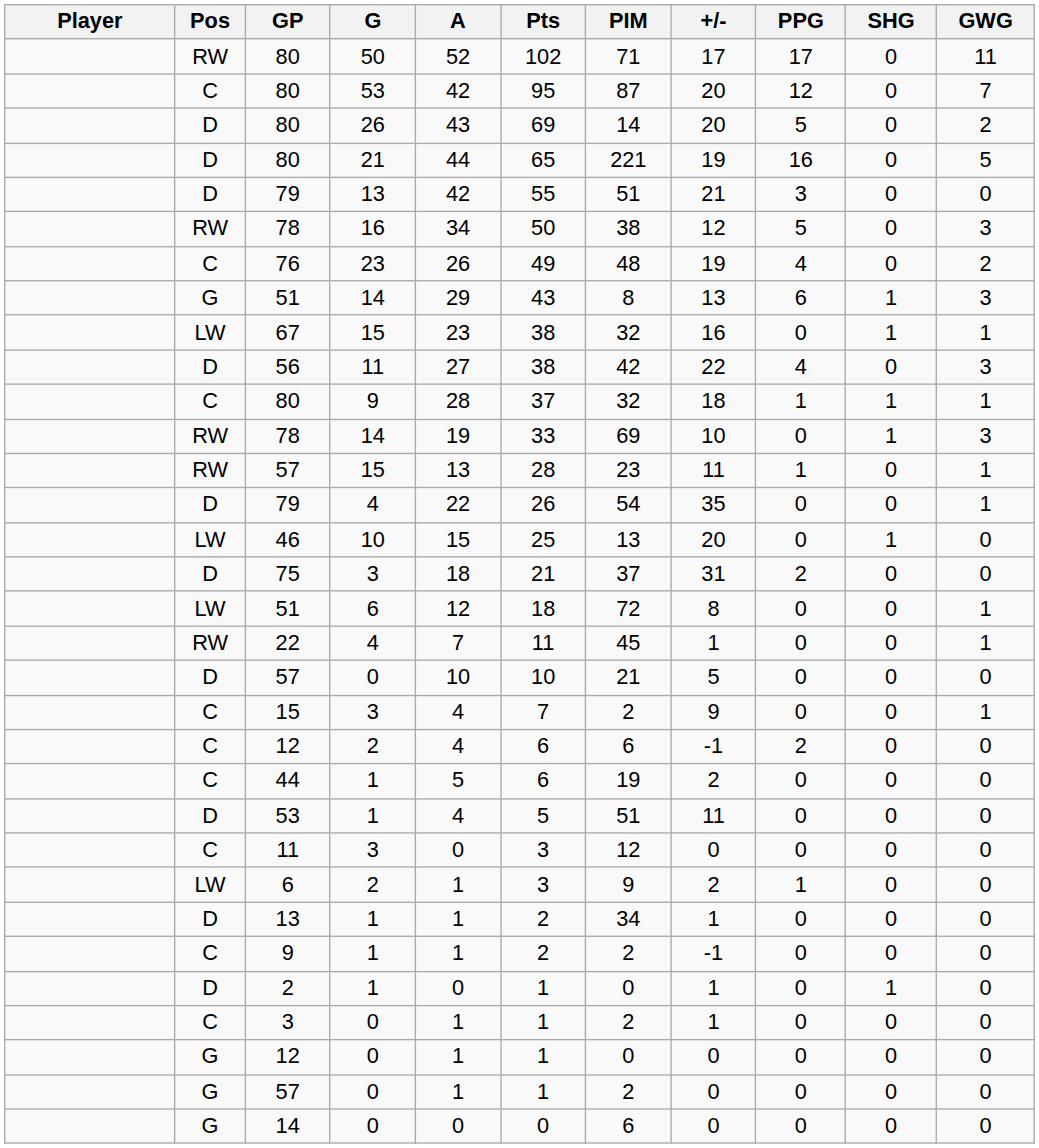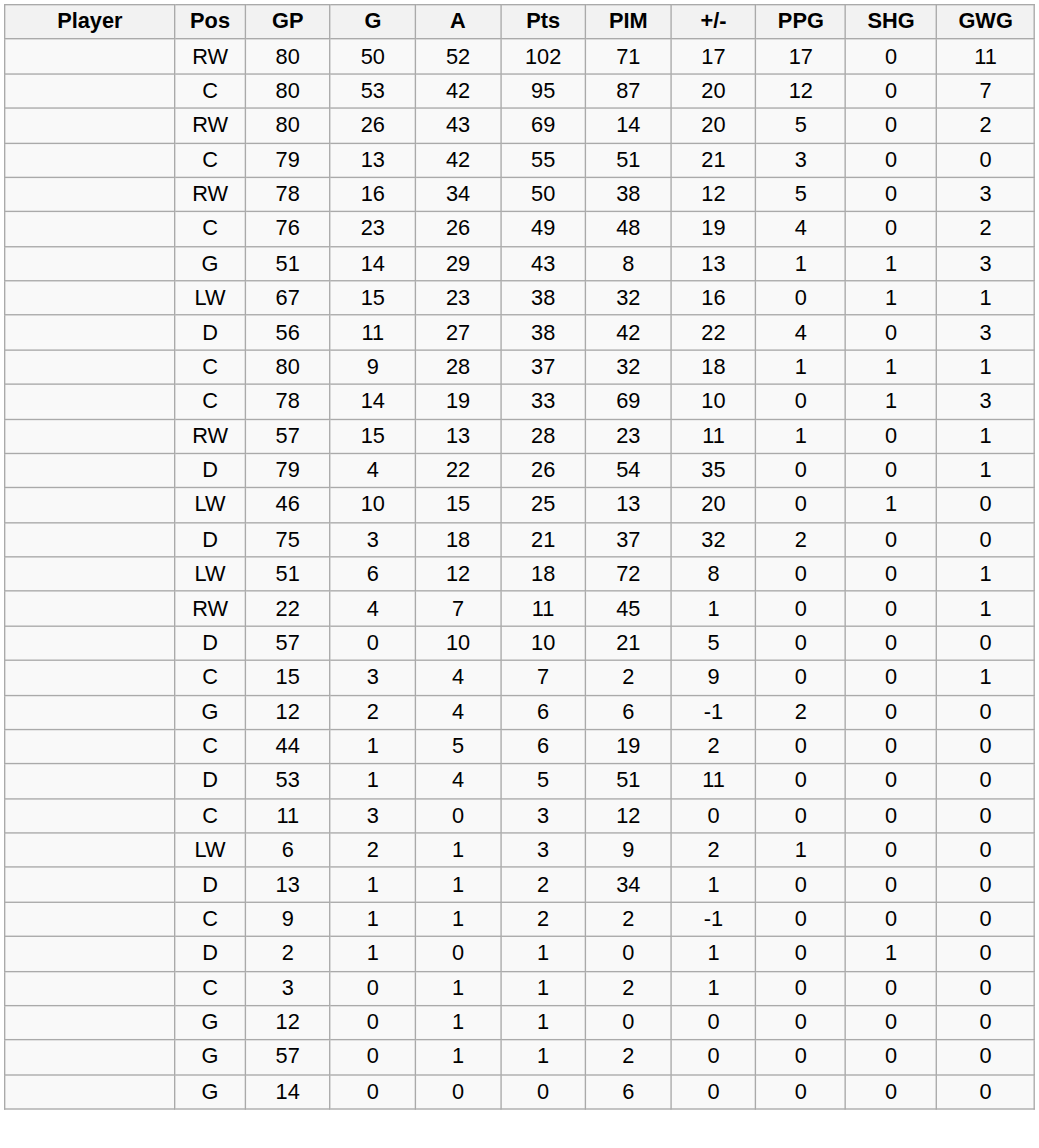(210, 125) D -> (210, 125) RW
- row: (288, 159)
(210, 194) D -> (210, 159) C
(801, 297) 6 -> (801, 263) 1
(210, 435) RW -> (210, 401) C
(713, 573) 31 -> (713, 539) 32
(210, 746) C -> (210, 711) G
